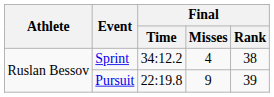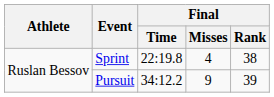(162, 59) 34:12.2 -> (162, 59) 22:19.8
(162, 80) 22:19.8 -> (162, 80) 34:12.2
